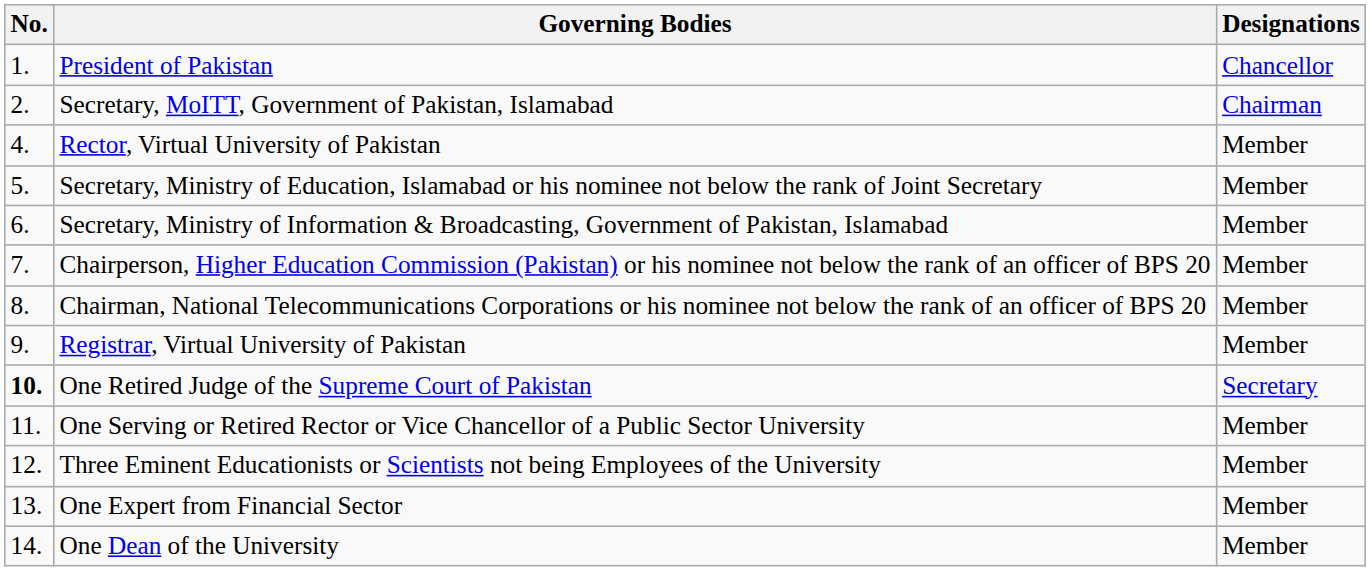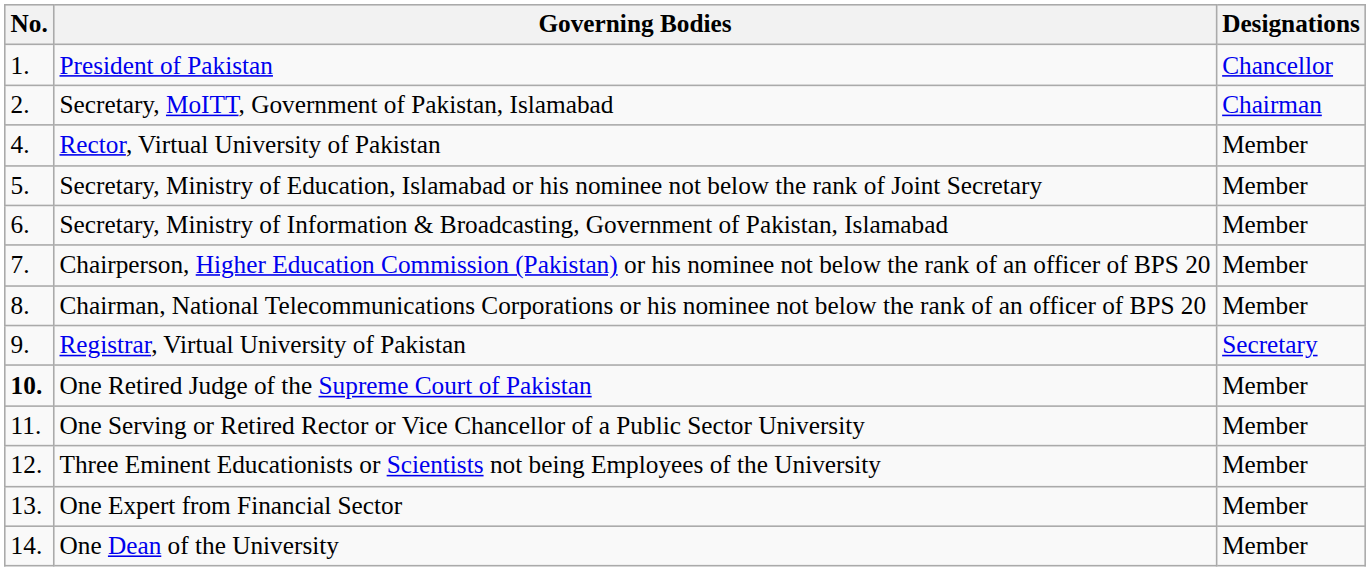(1265, 345) Member -> (1270, 345) Secretary
(1270, 385) Secretary -> (1265, 385) Member
